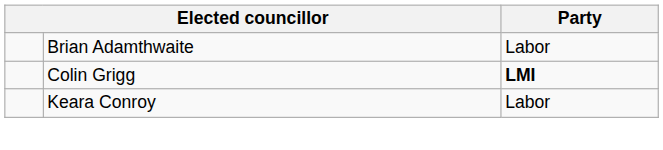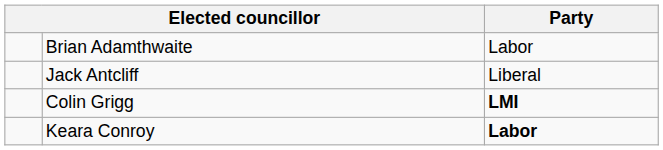+ row: (92, 74)
(528, 102) normal -> (513, 130) bold
